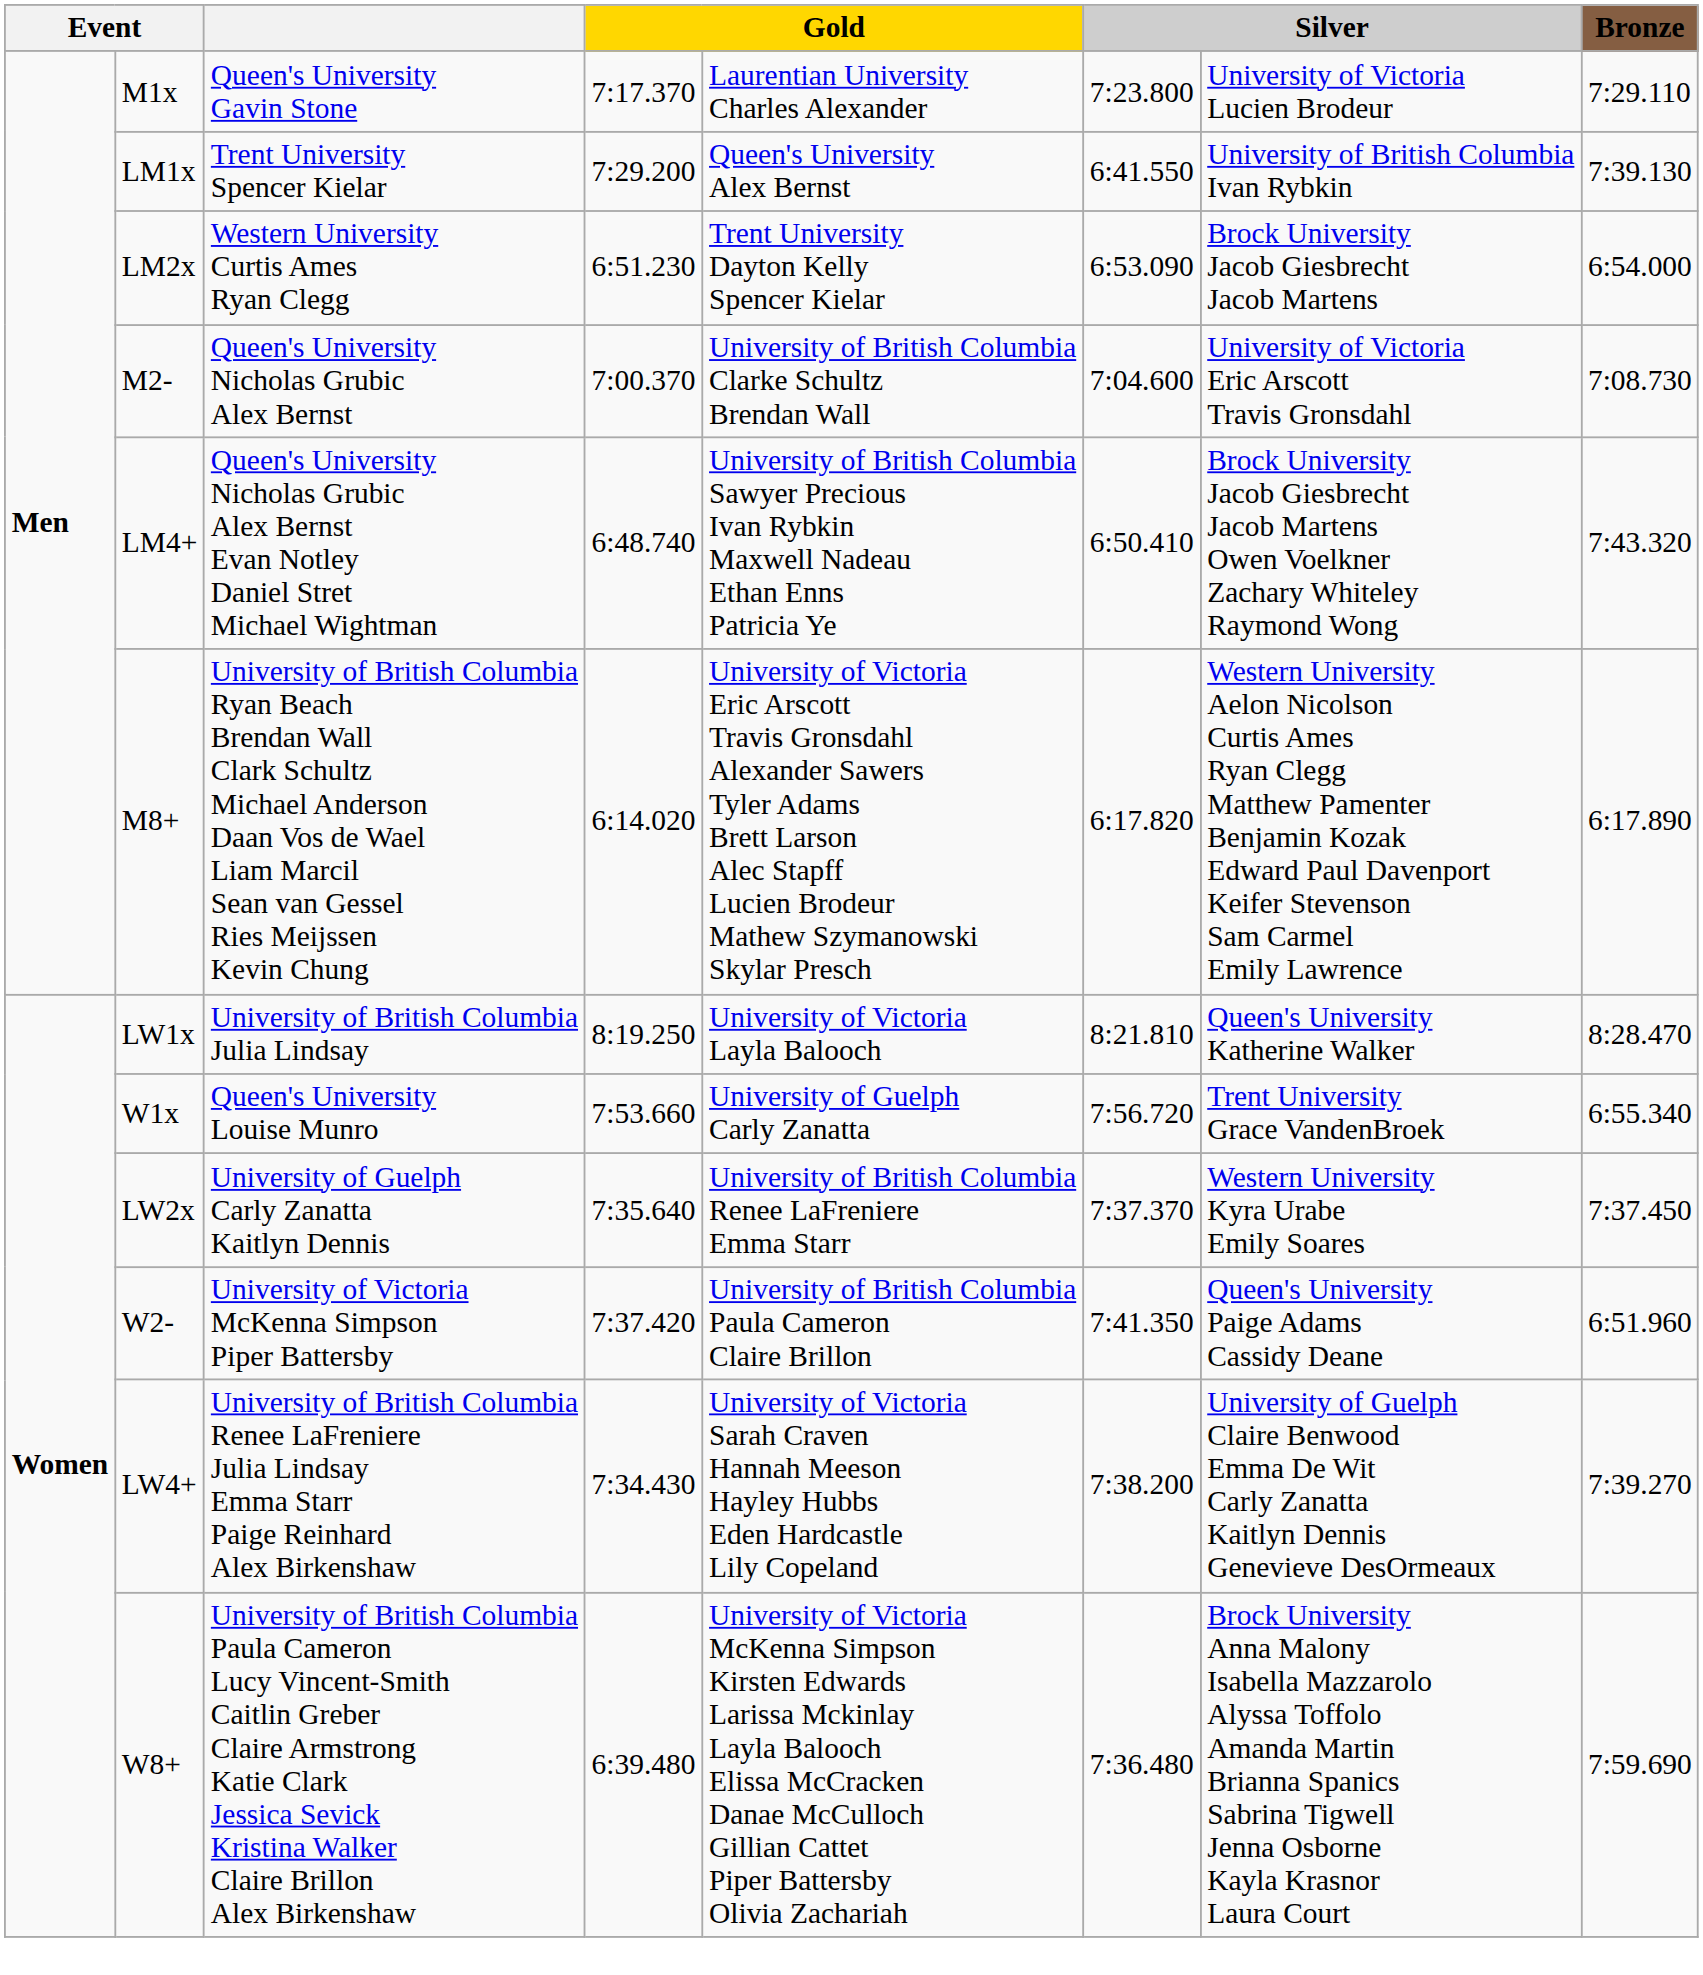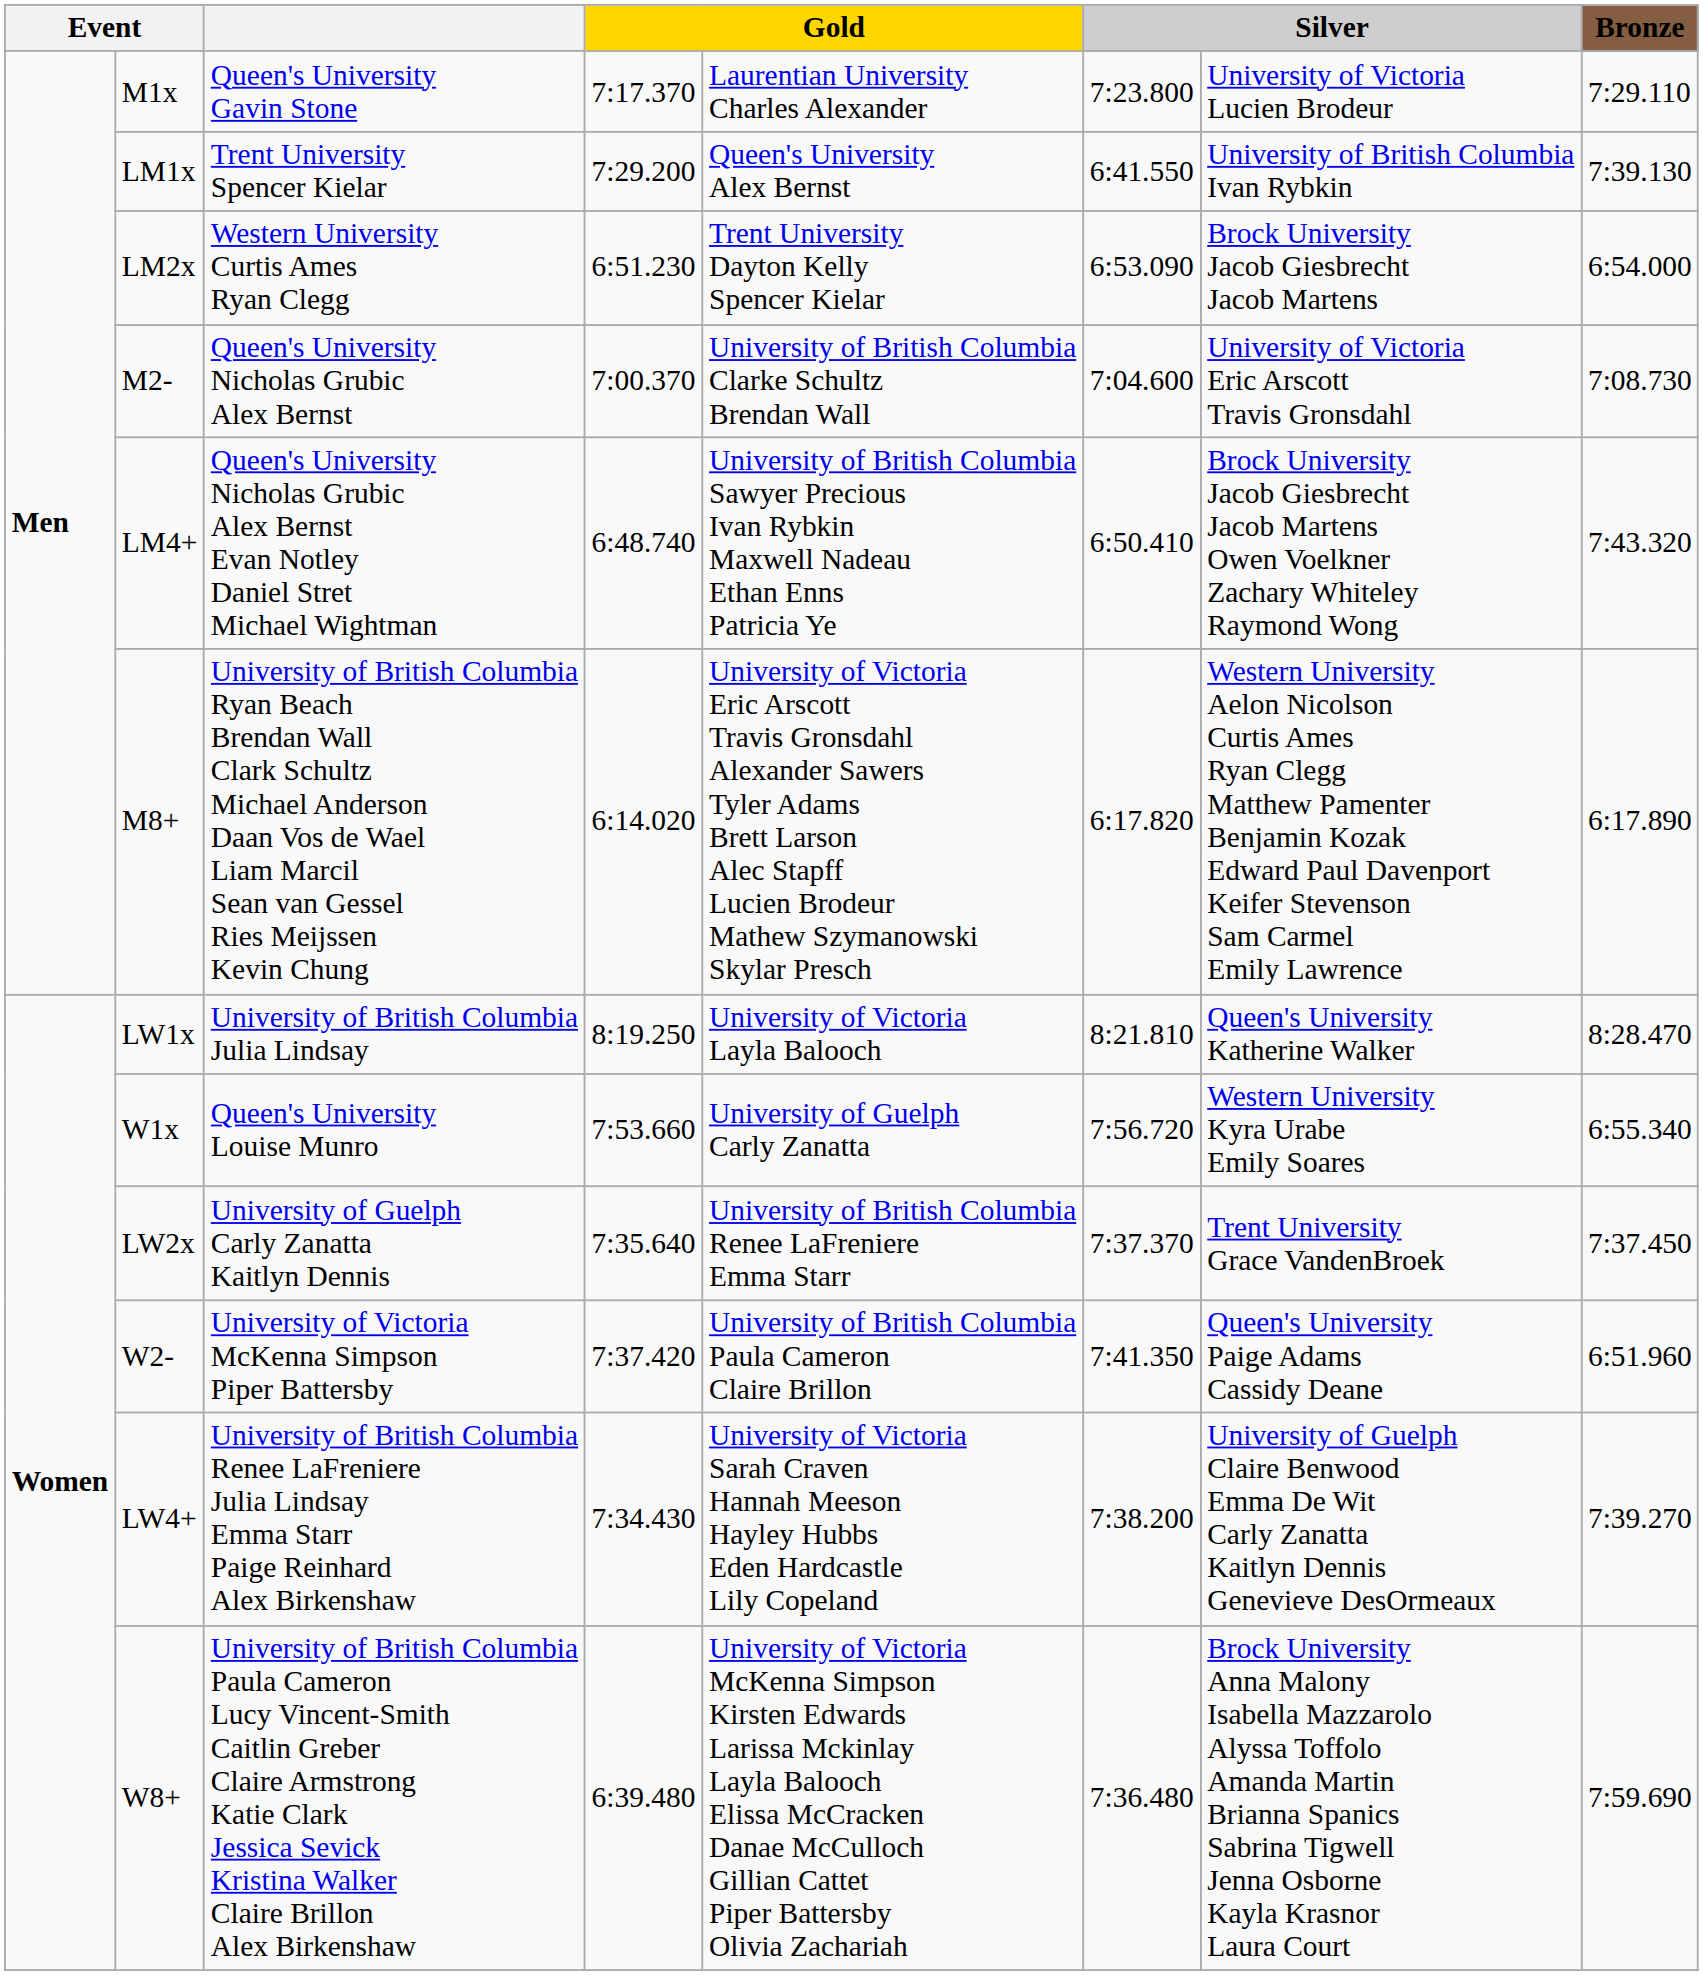(1326, 1113) Trent University Grace VandenBroek -> (1321, 1130) Western University Kyra Urabe Emily Soares
(1321, 1209) Western University Kyra Urabe Emily Soares -> (1326, 1242) Trent University Grace VandenBroek
